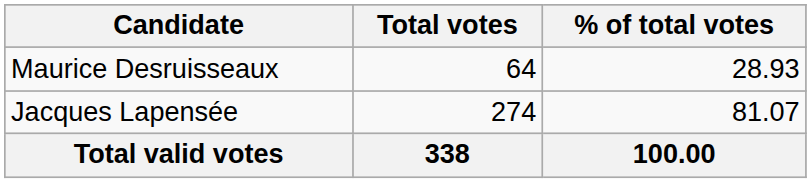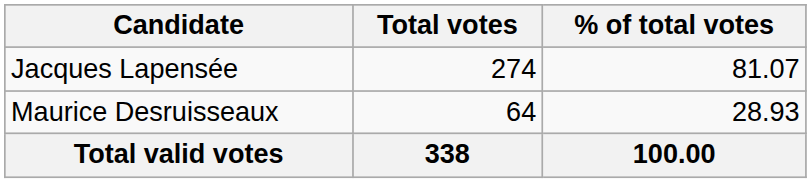rows swapped: (125, 111) <-> (145, 68)
